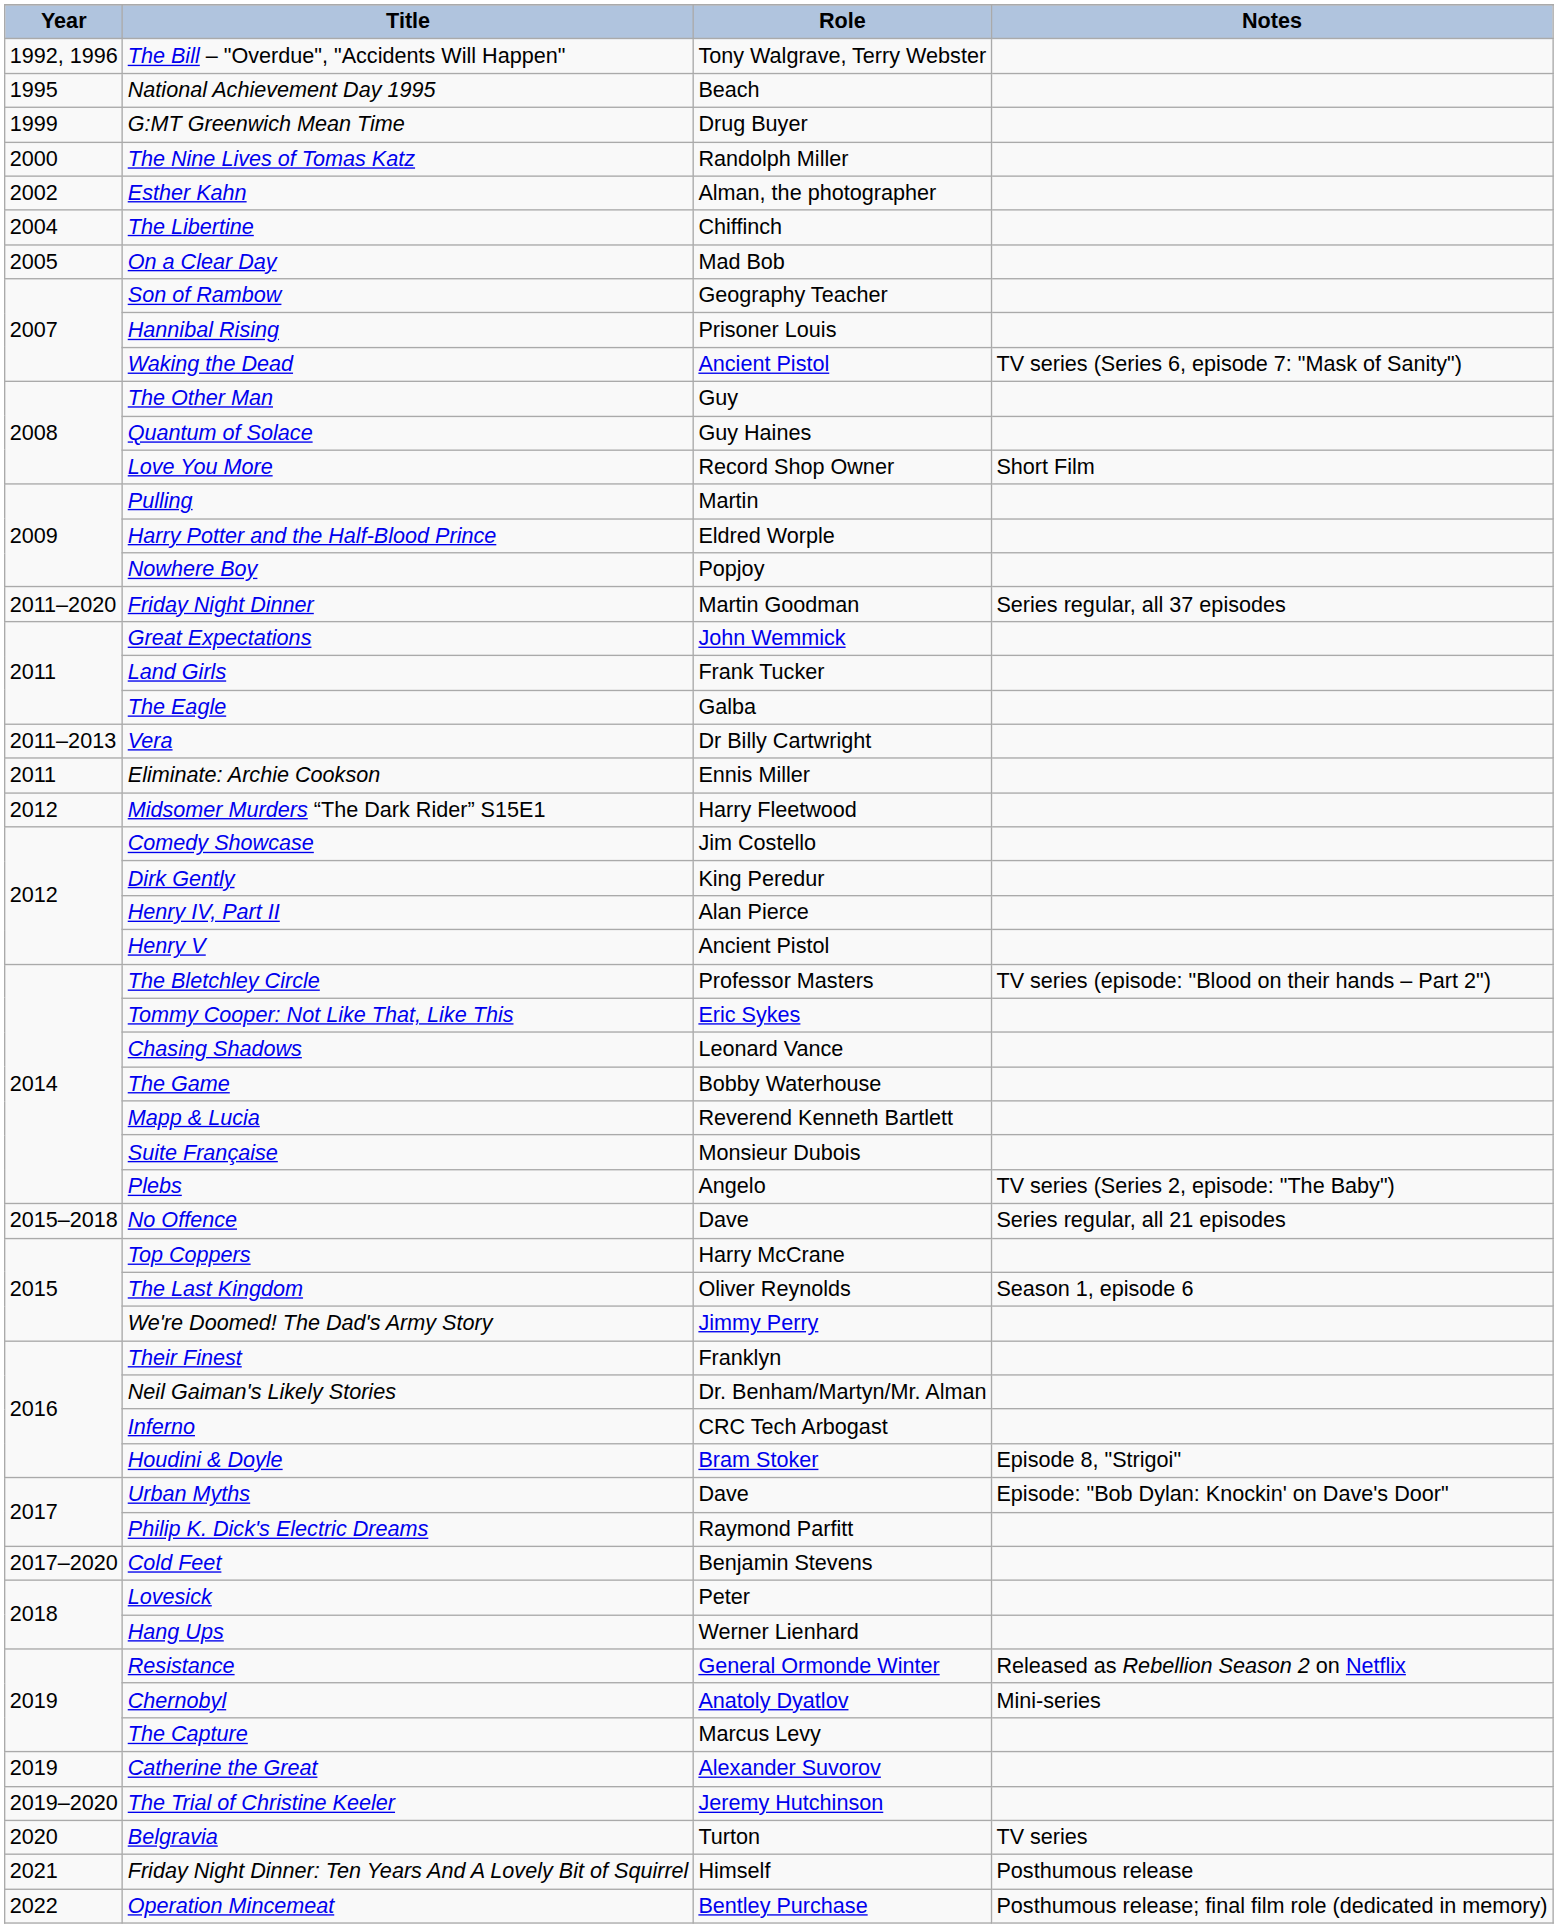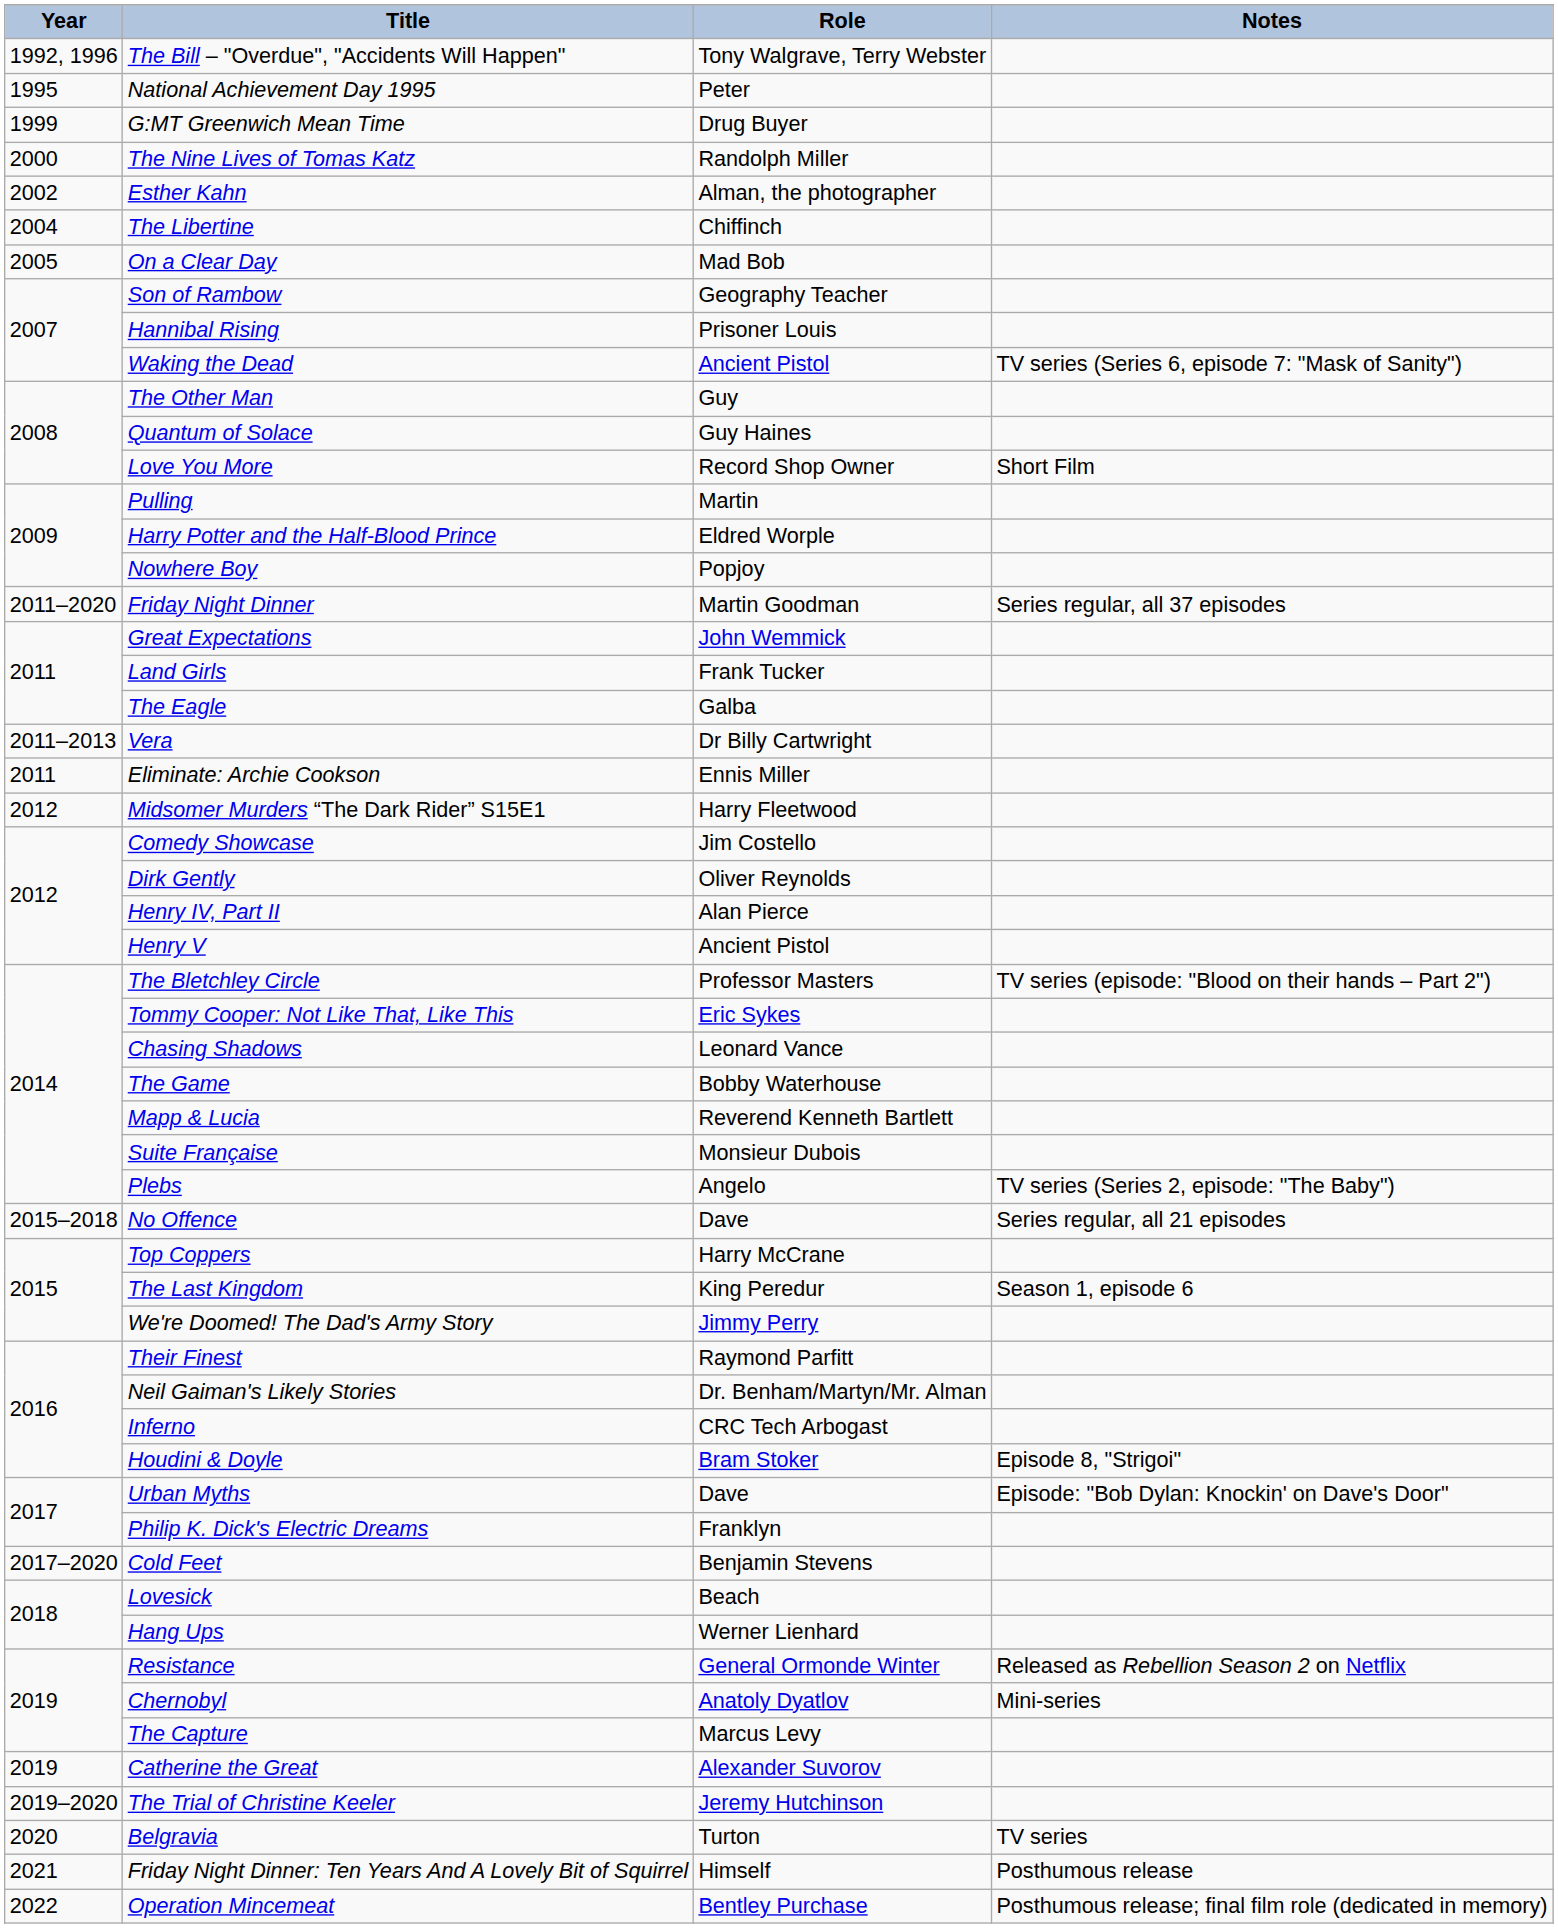(729, 90) Beach -> (724, 90) Peter
(761, 878) King Peredur -> (775, 878) Oliver Reynolds
(775, 1289) Oliver Reynolds -> (761, 1289) King Peredur
(740, 1357) Franklyn -> (776, 1357) Raymond Parfitt
(776, 1528) Raymond Parfitt -> (740, 1528) Franklyn
(724, 1597) Peter -> (729, 1597) Beach
